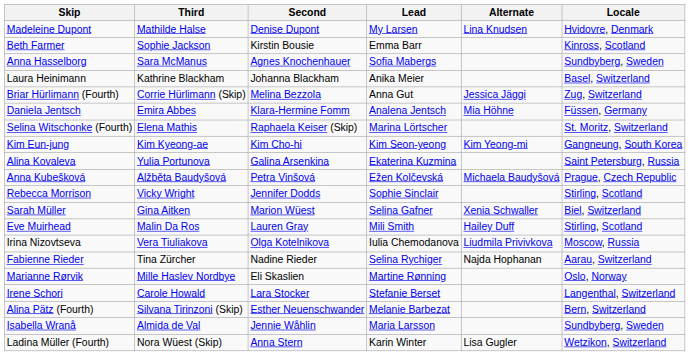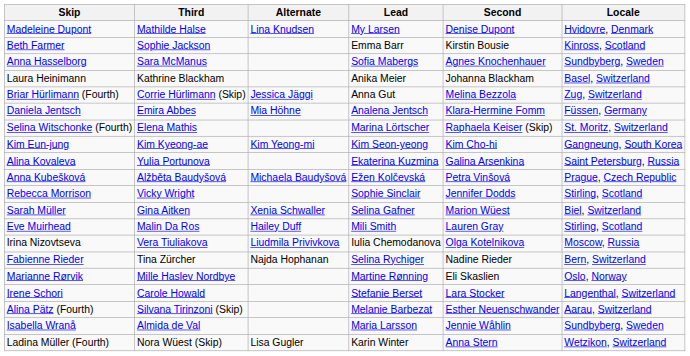columns swapped: (307, 12) <-> (511, 12)
(608, 260) Aarau, Switzerland -> (605, 260) Bern, Switzerland
(605, 309) Bern, Switzerland -> (608, 309) Aarau, Switzerland
